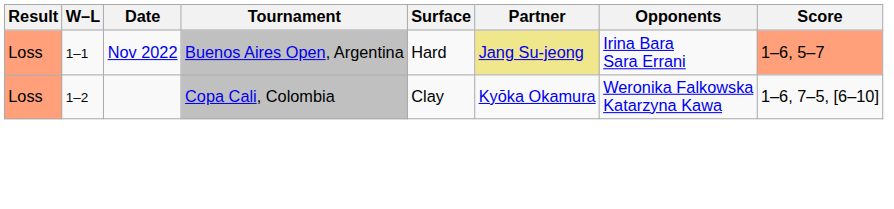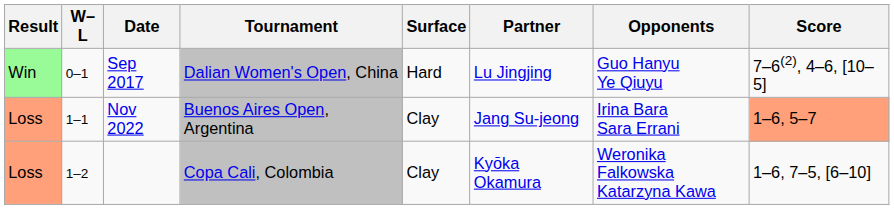+ row: (126, 73)
(429, 52) Hard -> (423, 119) Clay
(531, 52) khaki background -> (526, 119) no background
